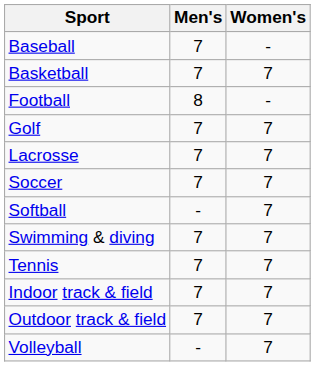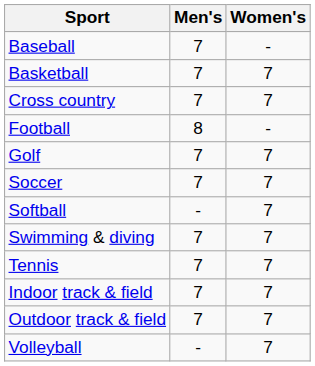+ row: (62, 100)
- row: (44, 155)
